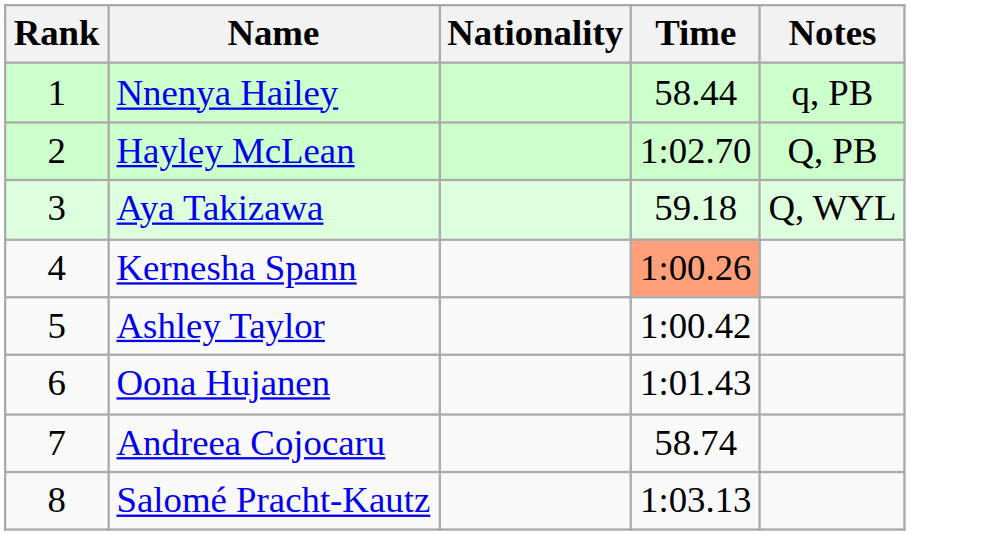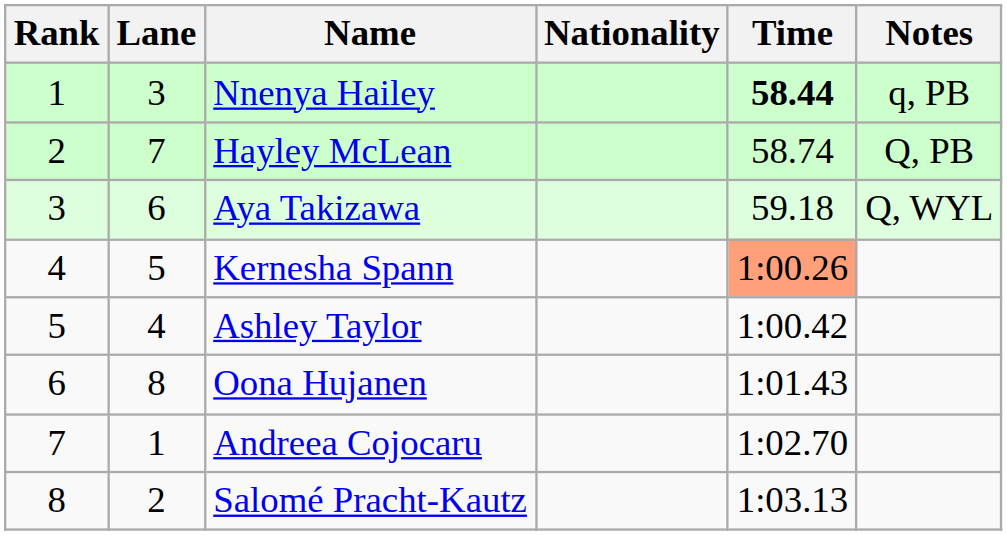+ column: (156, 33)
(696, 92) normal -> (792, 92) bold
(696, 150) 1:02.70 -> (792, 150) 58.74
(696, 442) 58.74 -> (792, 442) 1:02.70
